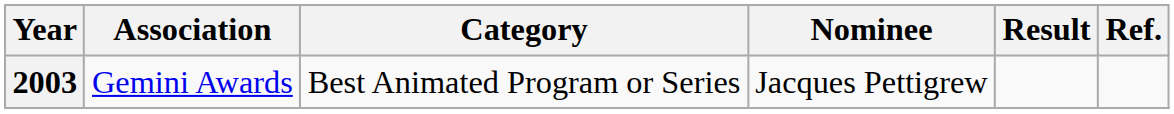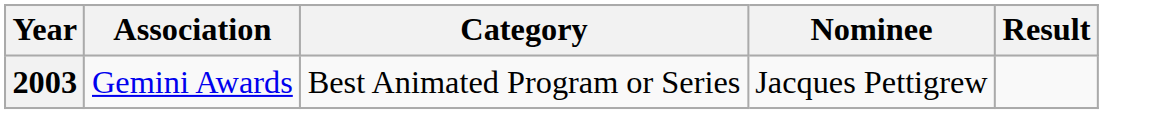- column: (1134, 30)
